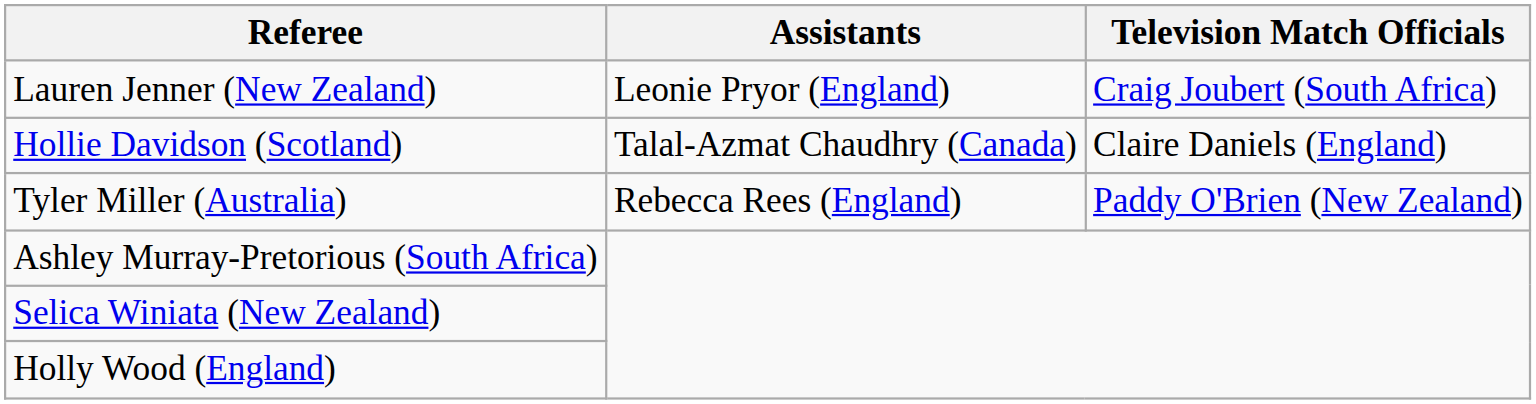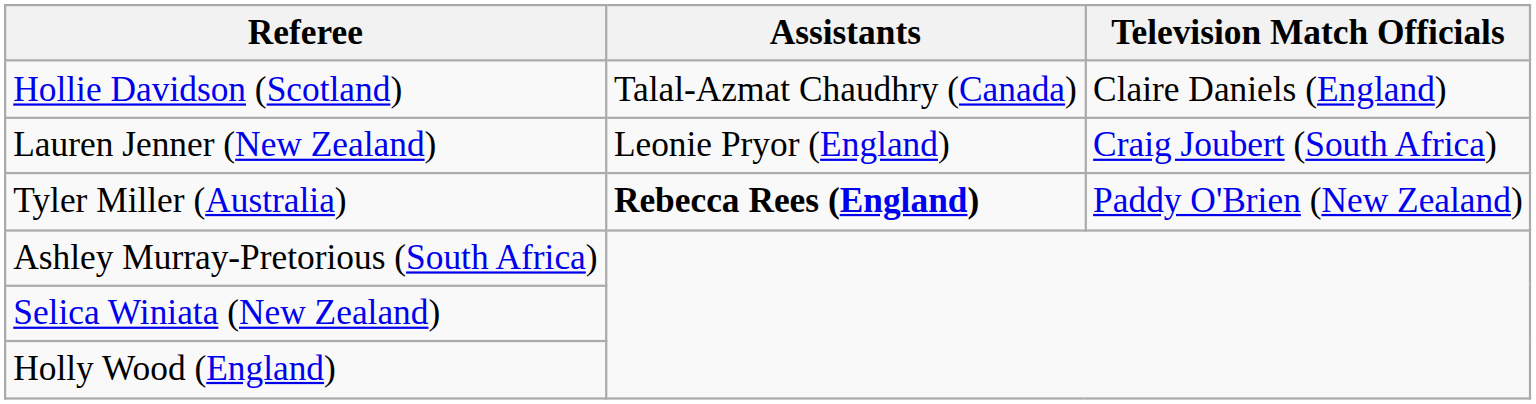rows swapped: (208, 144) <-> (225, 88)
(788, 200) normal -> (797, 200) bold
